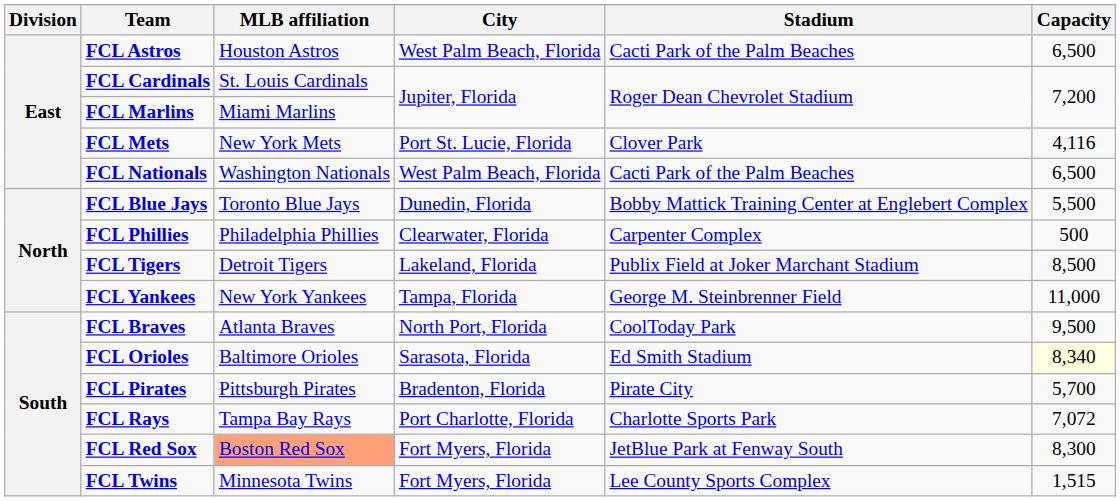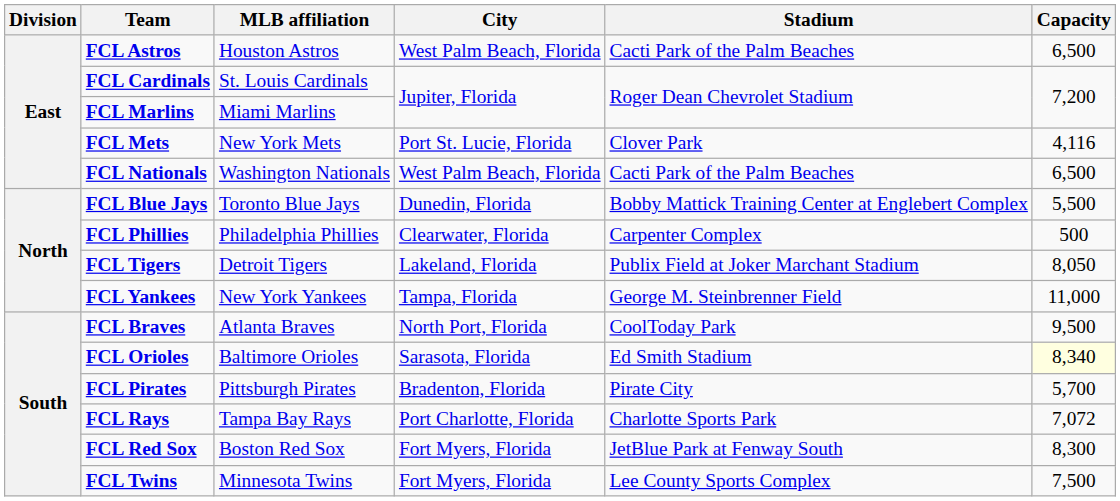(1074, 265) 8,500 -> (1074, 265) 8,050
(282, 449) lightsalmon background -> (282, 449) no background
(1074, 480) 1,515 -> (1074, 480) 7,500
